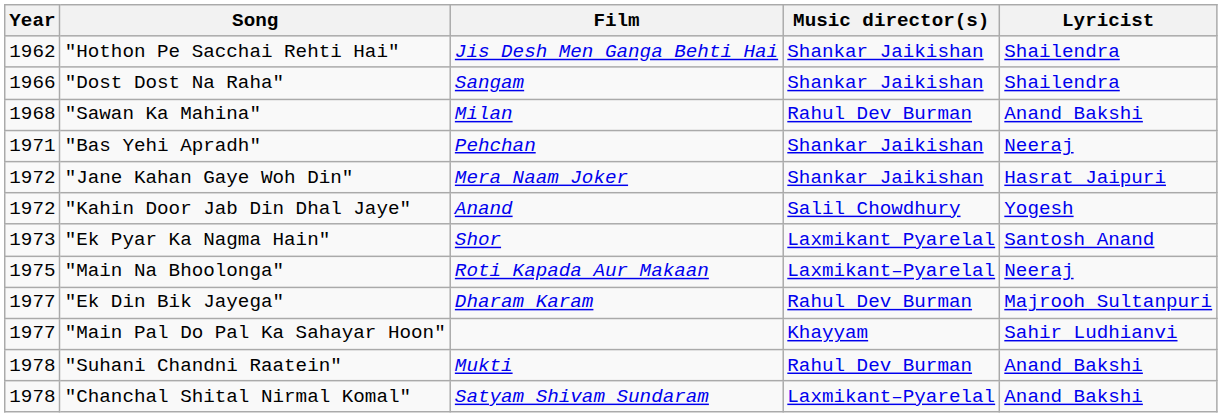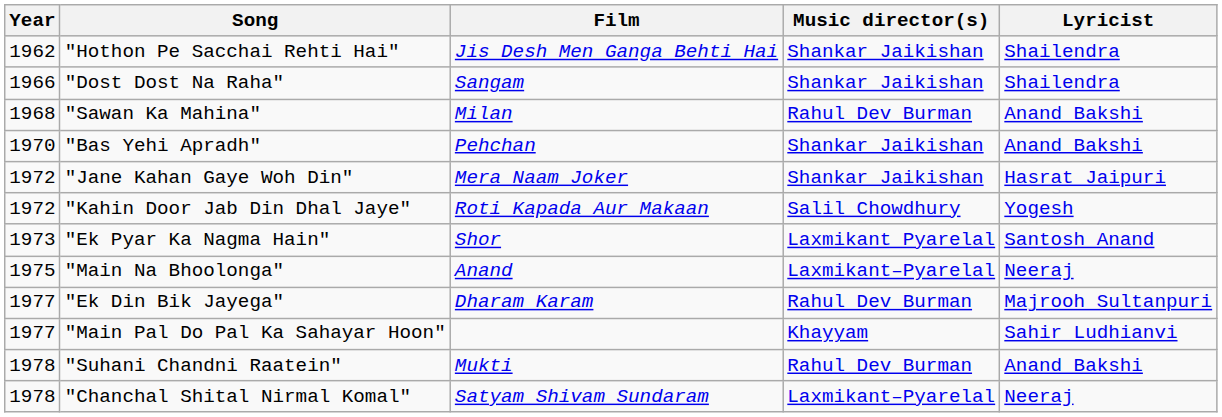(32, 146) 1971 -> (32, 146) 1970
(1039, 146) Neeraj -> (1074, 146) Anand Bakshi
(484, 209) Anand -> (582, 209) Roti Kapada Aur Makaan
(582, 271) Roti Kapada Aur Makaan -> (484, 271) Anand
(1074, 397) Anand Bakshi -> (1039, 397) Neeraj
